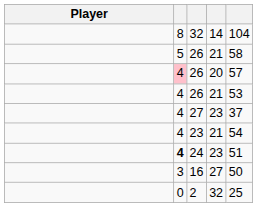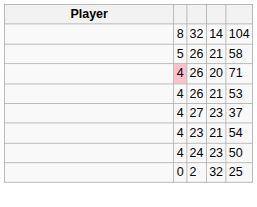(236, 73) 57 -> (236, 73) 71
(180, 152) bold -> (180, 152) normal
(236, 152) 51 -> (236, 152) 50
- row: (196, 172)
